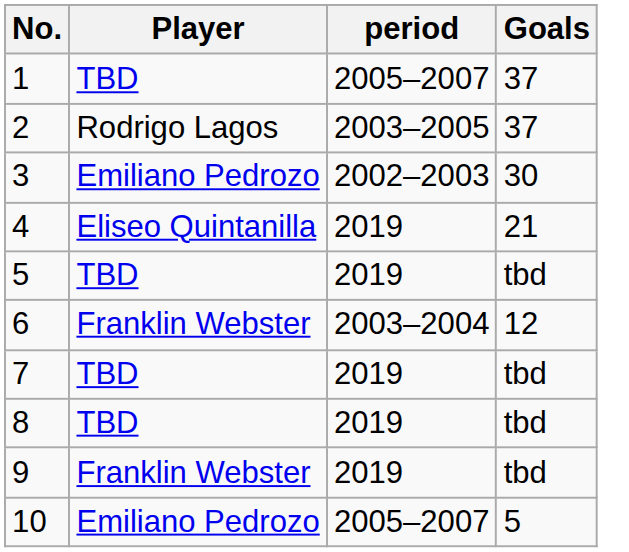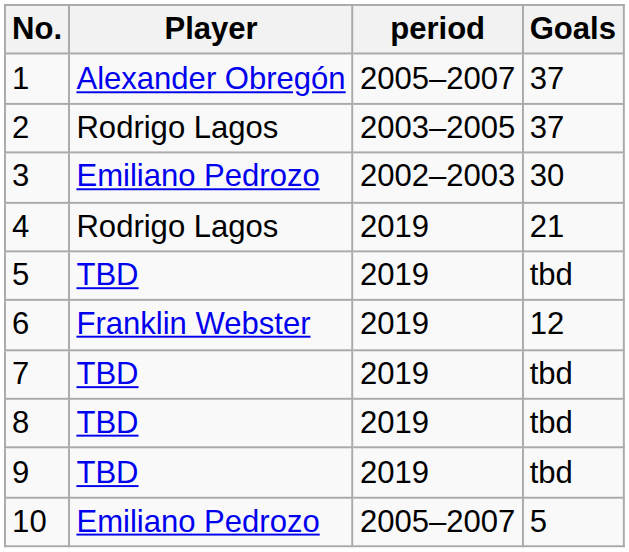(107, 78) TBD -> (211, 78) Alexander Obregón
(196, 226) Eliseo Quintanilla -> (177, 226) Rodrigo Lagos
(412, 324) 2003–2004 -> (394, 324) 2019
(193, 472) Franklin Webster -> (107, 472) TBD
